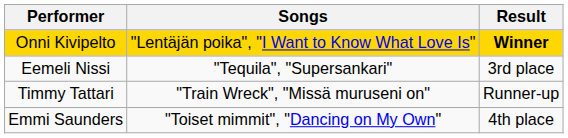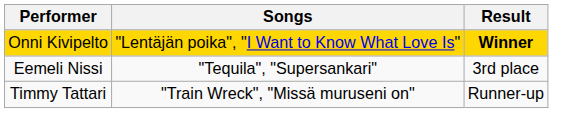- row: (66, 119)
